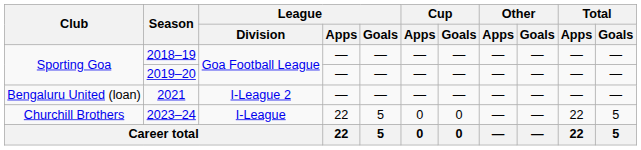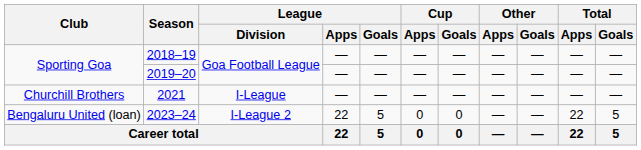(74, 94) Bengaluru United (loan) -> (74, 94) Churchill Brothers
(261, 94) I-League 2 -> (261, 94) I-League
(74, 114) Churchill Brothers -> (74, 114) Bengaluru United (loan)
(261, 114) I-League -> (261, 114) I-League 2
